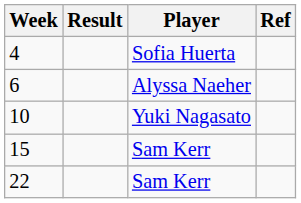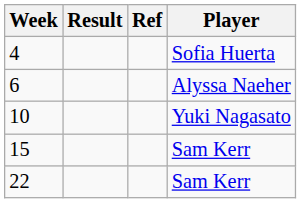columns swapped: (191, 20) <-> (276, 20)
